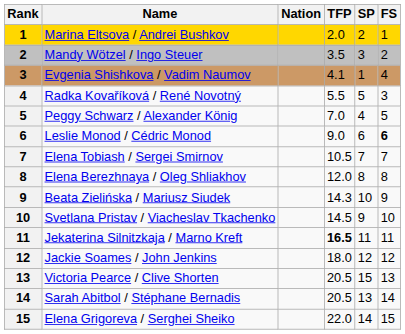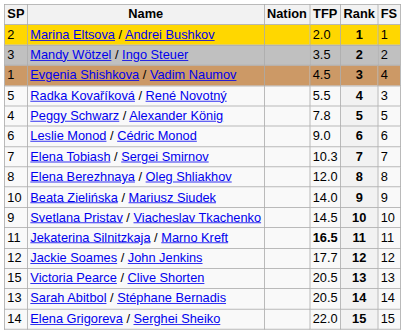columns swapped: (23, 14) <-> (366, 14)
(336, 75) 4.1 -> (322, 75) 4.5
(336, 116) 7.0 -> (322, 116) 7.8
(384, 136) bold -> (384, 136) normal
(339, 156) 10.5 -> (325, 156) 10.3
(339, 197) 14.3 -> (325, 197) 14.0
(339, 258) 18.0 -> (325, 258) 17.7
